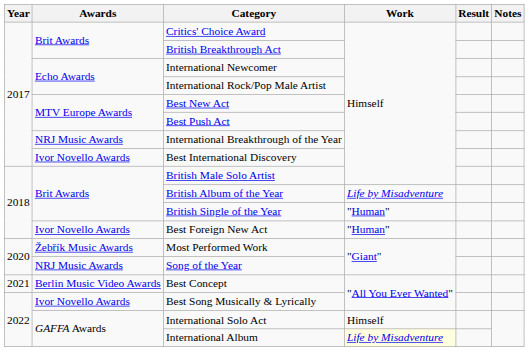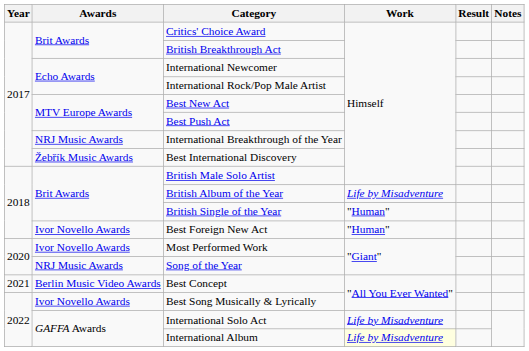(82, 157) Ivor Novello Awards -> (84, 157) Žebřík Music Awards
(84, 247) Žebřík Music Awards -> (82, 247) Ivor Novello Awards
(365, 319) Himself -> (395, 319) Life by Misadventure
